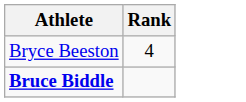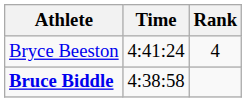+ column: (156, 20)
